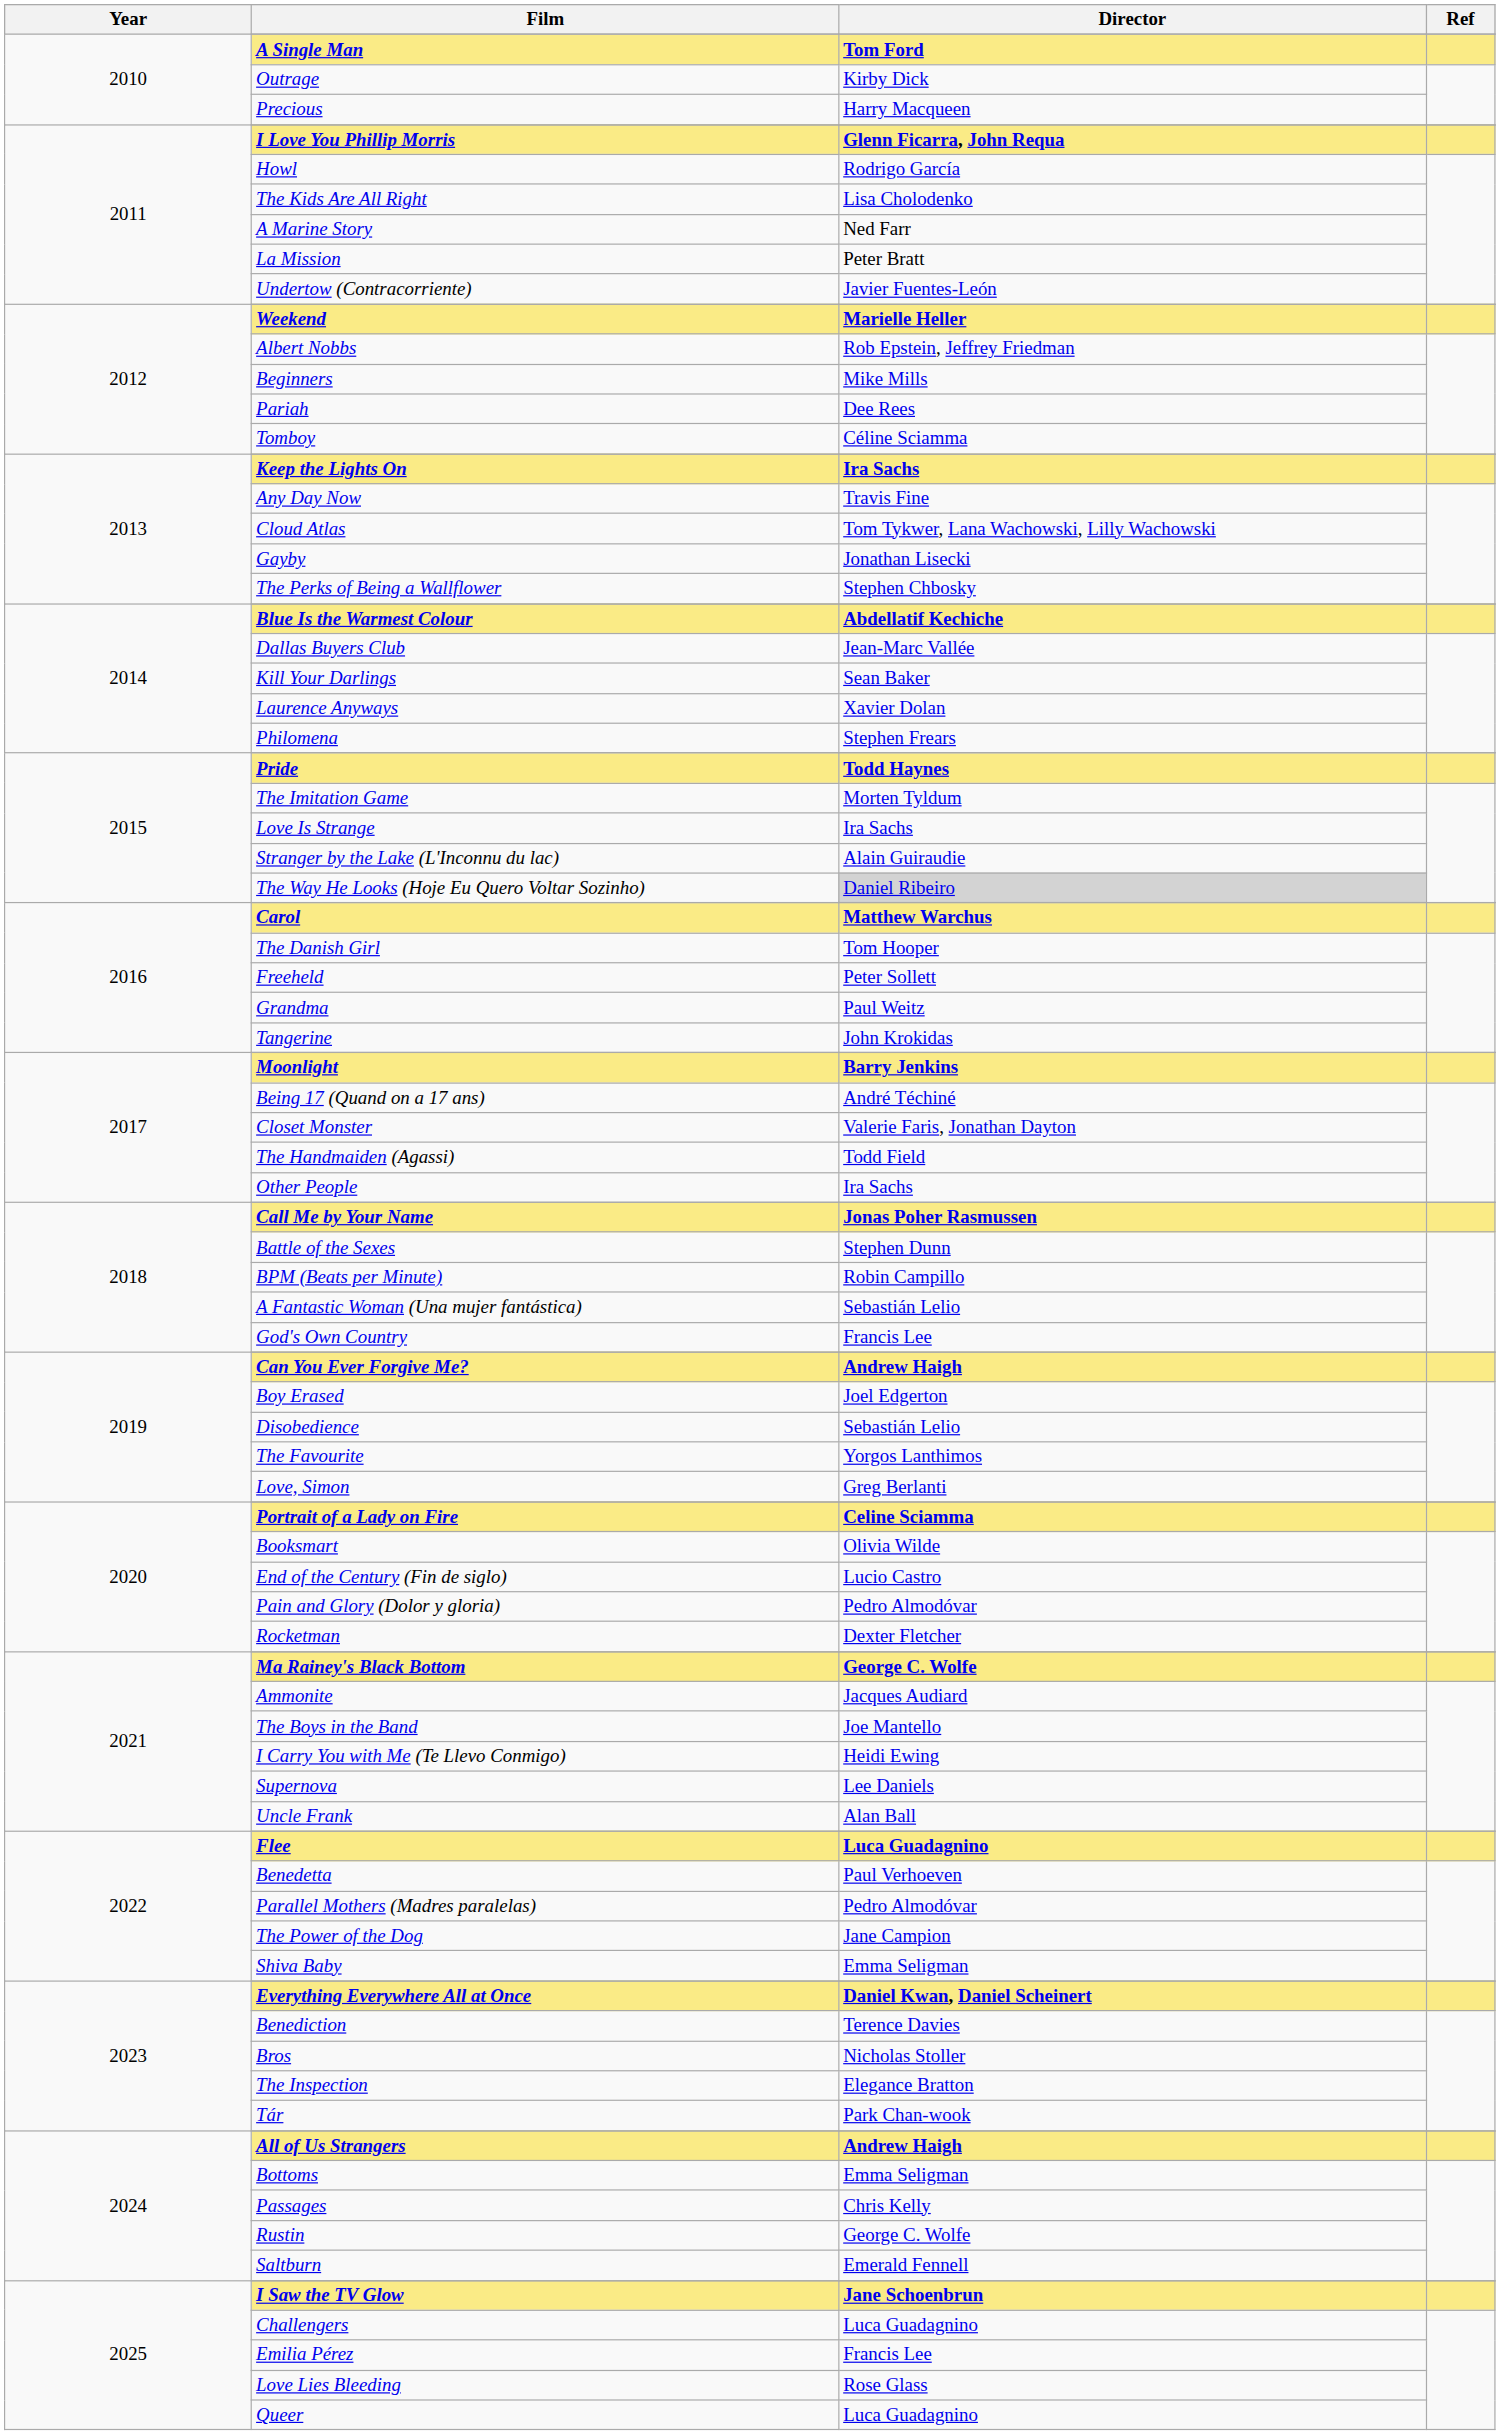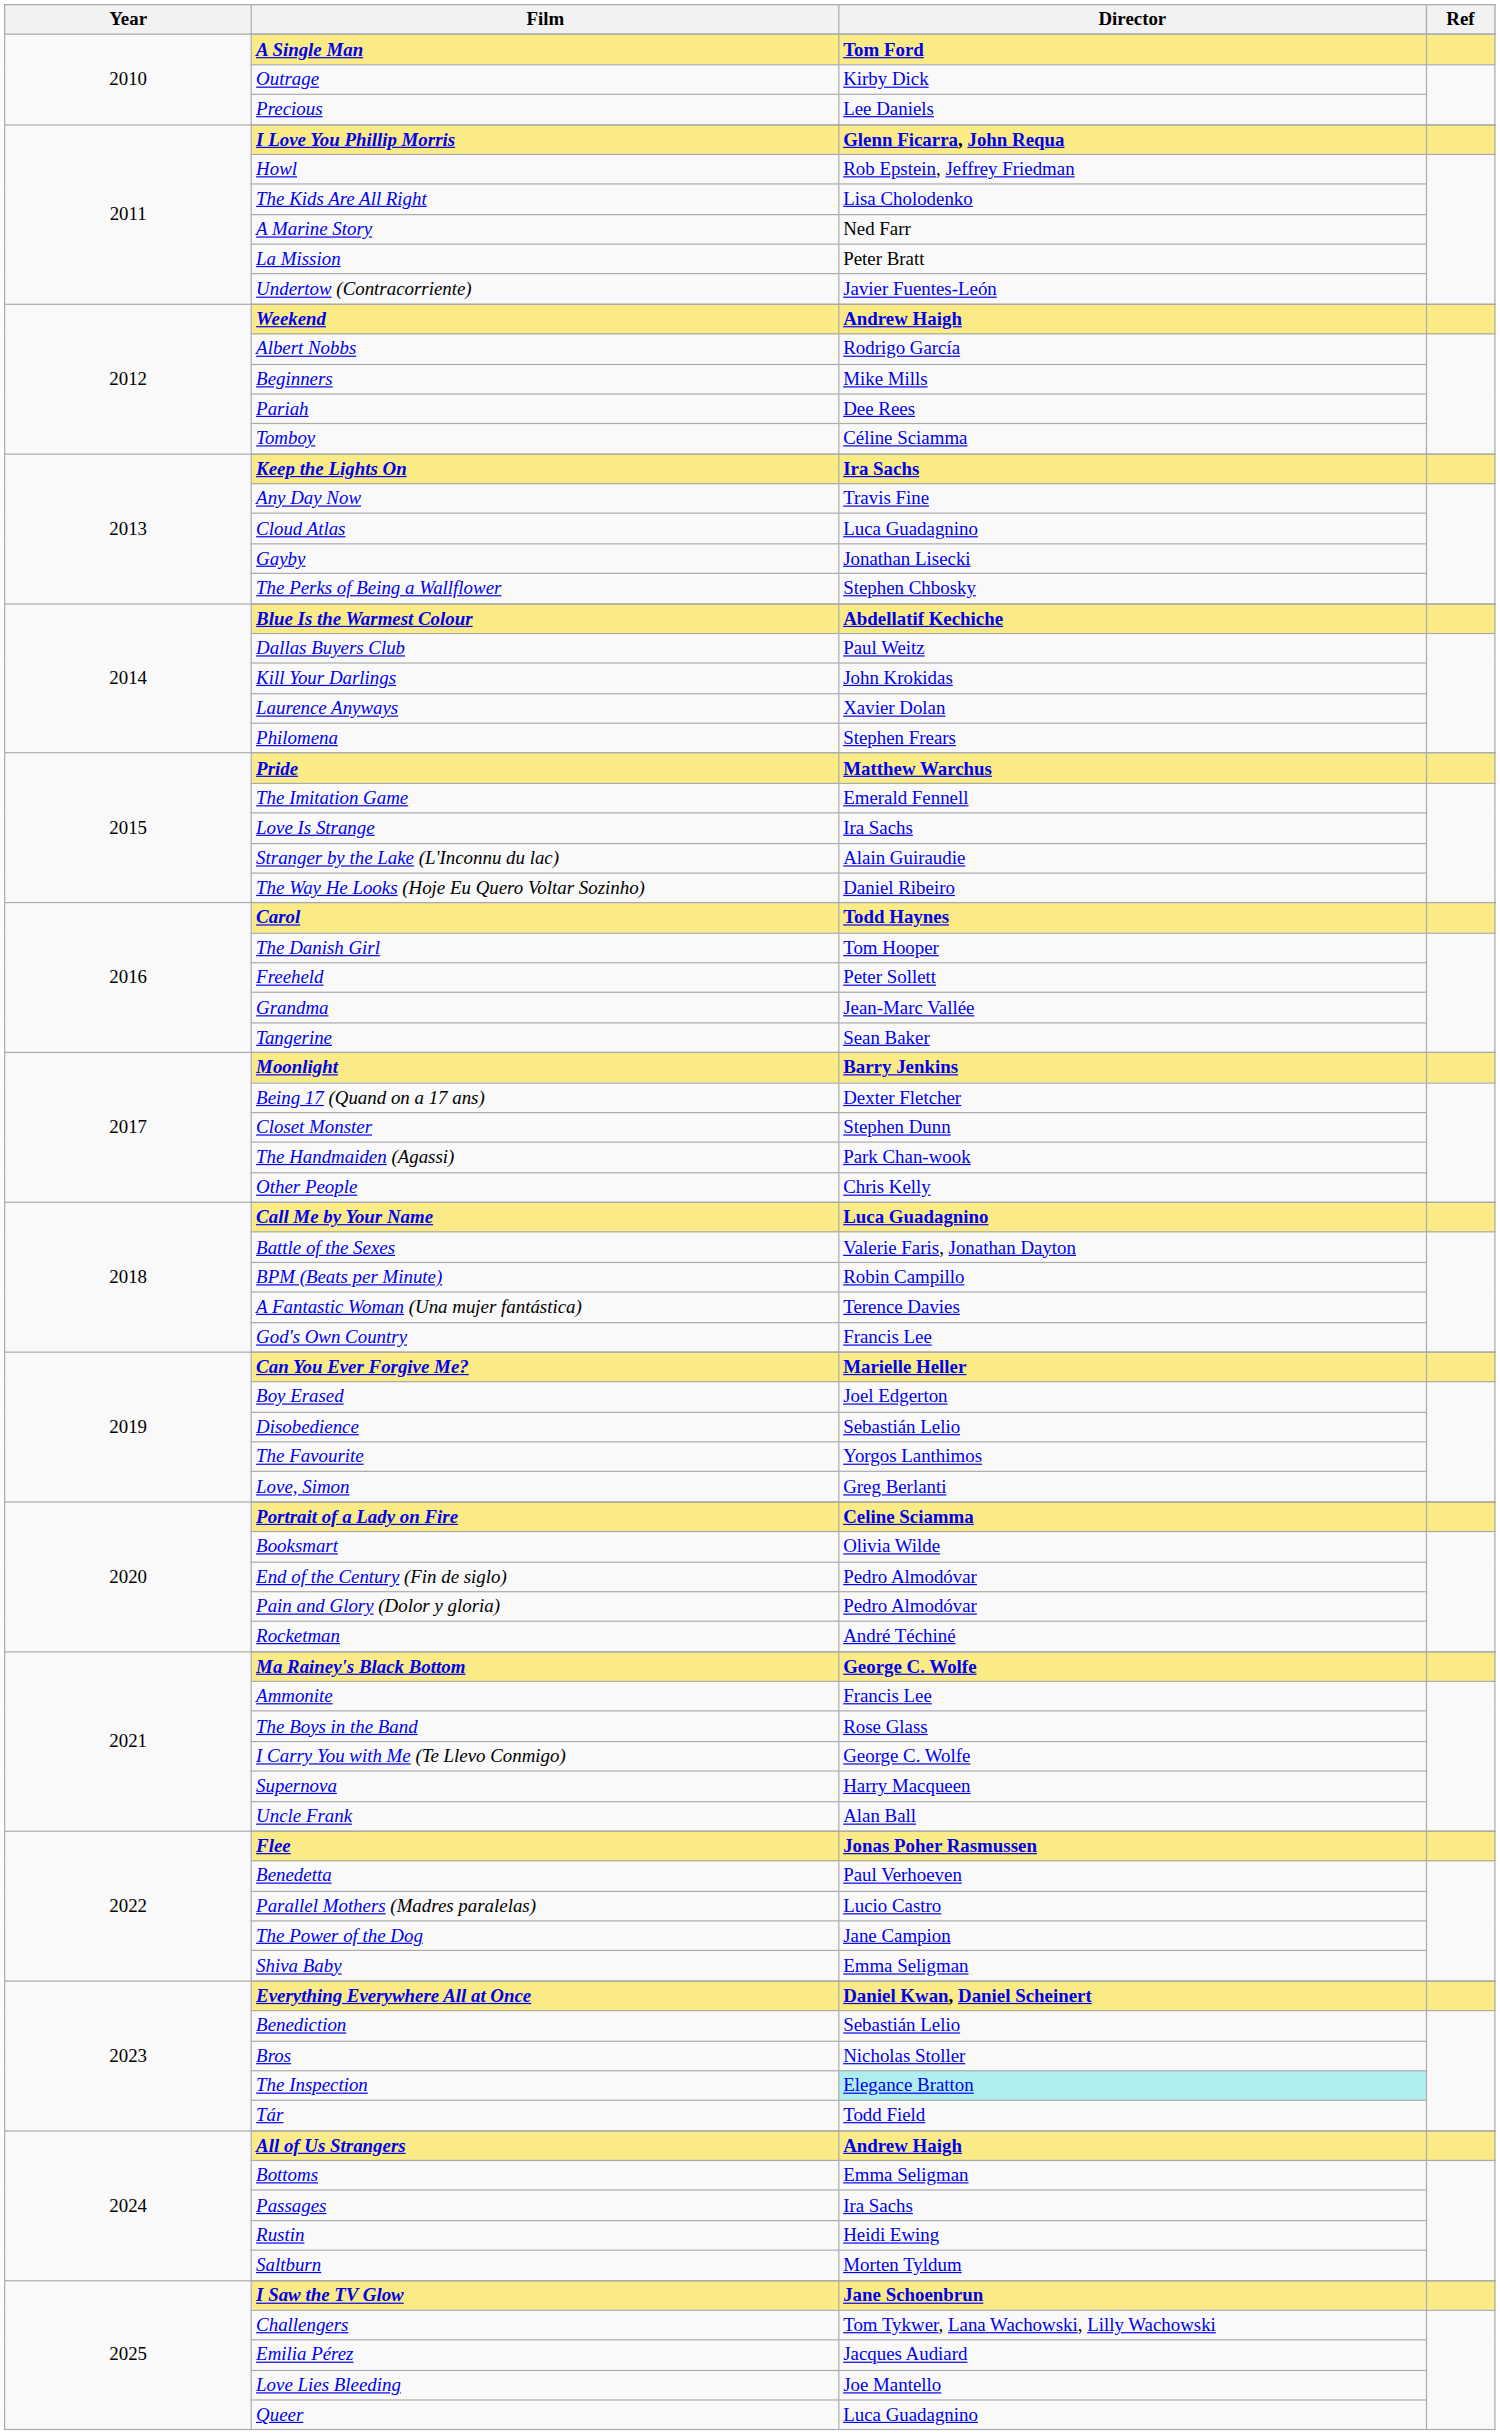(907, 109) Harry Macqueen -> (889, 109) Lee Daniels
(902, 169) Rodrigo García -> (959, 169) Rob Epstein, Jeffrey Friedman
(905, 318) Marielle Heller -> (903, 318) Andrew Haigh
(959, 348) Rob Epstein, Jeffrey Friedman -> (902, 348) Rodrigo García
(1030, 528) Tom Tykwer, Lana Wachowski, Lilly Wachowski -> (911, 528) Luca Guadagnino
(909, 648) Jean-Marc Vallée -> (884, 648) Paul Weitz
(886, 678) Sean Baker -> (898, 678) John Krokidas
(896, 768) Todd Haynes -> (918, 768) Matthew Warchus
(902, 797) Morten Tyldum -> (906, 797) Emerald Fennell
(899, 887) lightgrey background -> (899, 887) no background
(918, 917) Matthew Warchus -> (896, 917) Todd Haynes
(884, 1007) Paul Weitz -> (909, 1007) Jean-Marc Vallée
(898, 1037) John Krokidas -> (886, 1037) Sean Baker
(899, 1097) André Téchiné -> (902, 1097) Dexter Fletcher
(960, 1127) Valerie Faris, Jonathan Dayton -> (897, 1127) Stephen Dunn
(884, 1157) Todd Field -> (907, 1157) Park Chan-wook
(878, 1187) Ira Sachs -> (887, 1187) Chris Kelly
(940, 1217) Jonas Poher Rasmussen -> (916, 1217) Luca Guadagnino
(897, 1247) Stephen Dunn -> (960, 1247) Valerie Faris, Jonathan Dayton
(902, 1306) Sebastián Lelio -> (901, 1306) Terence Davies
(903, 1366) Andrew Haigh -> (905, 1366) Marielle Heller
(892, 1576) Lucio Castro -> (910, 1576) Pedro Almodóvar
(902, 1636) Dexter Fletcher -> (899, 1636) André Téchiné
(905, 1696) Jacques Audiard -> (887, 1696) Francis Lee
(892, 1726) Joe Mantello -> (885, 1726) Rose Glass
(891, 1756) Heidi Ewing -> (907, 1756) George C. Wolfe
(889, 1786) Lee Daniels -> (907, 1786) Harry Macqueen
(916, 1845) Luca Guadagnino -> (940, 1845) Jonas Poher Rasmussen
(910, 1905) Pedro Almodóvar -> (892, 1905) Lucio Castro
(901, 2025) Terence Davies -> (902, 2025) Sebastián Lelio
(908, 2085) no background -> (908, 2085) paleturquoise background
(907, 2115) Park Chan-wook -> (884, 2115) Todd Field
(887, 2205) Chris Kelly -> (878, 2205) Ira Sachs
(907, 2235) George C. Wolfe -> (891, 2235) Heidi Ewing
(906, 2265) Emerald Fennell -> (902, 2265) Morten Tyldum
(911, 2325) Luca Guadagnino -> (1030, 2325) Tom Tykwer, Lana Wachowski, Lilly Wachowski
(887, 2354) Francis Lee -> (905, 2354) Jacques Audiard
(885, 2384) Rose Glass -> (892, 2384) Joe Mantello
